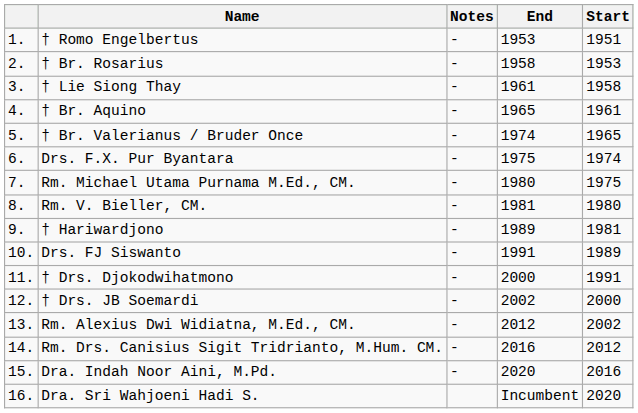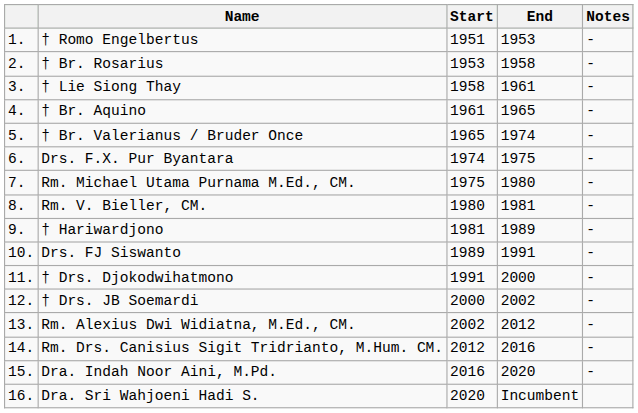columns swapped: (608, 16) <-> (472, 16)
